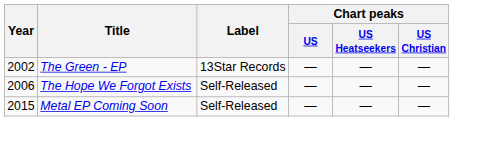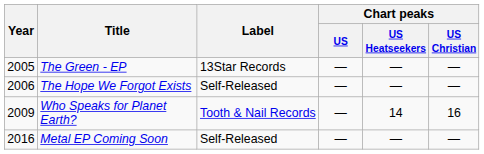(21, 67) 2002 -> (21, 67) 2005
+ row: (103, 113)
(21, 106) 2015 -> (21, 139) 2016
